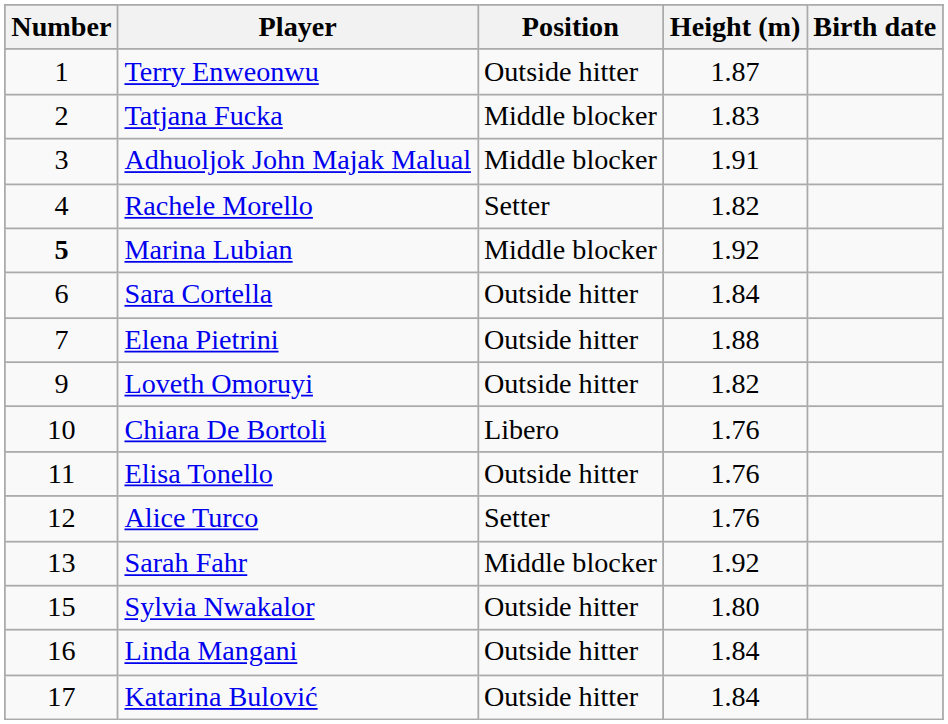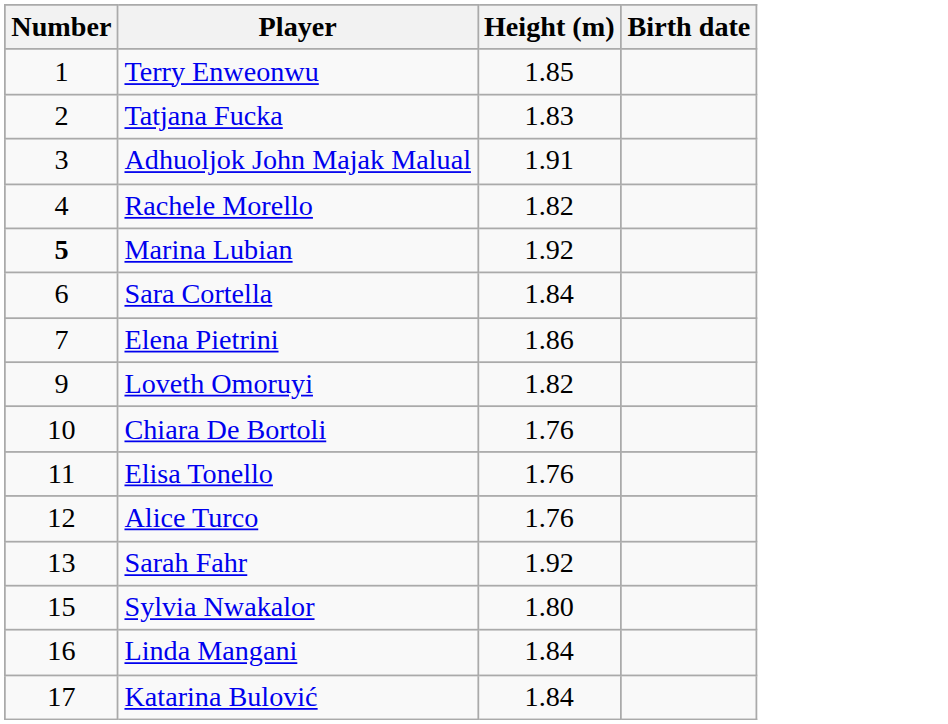- column: (570, 26)
(735, 71) 1.87 -> (549, 71) 1.85
(735, 339) 1.88 -> (549, 339) 1.86
